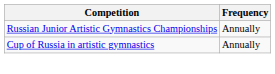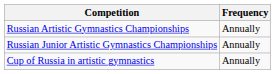+ row: (98, 28)
